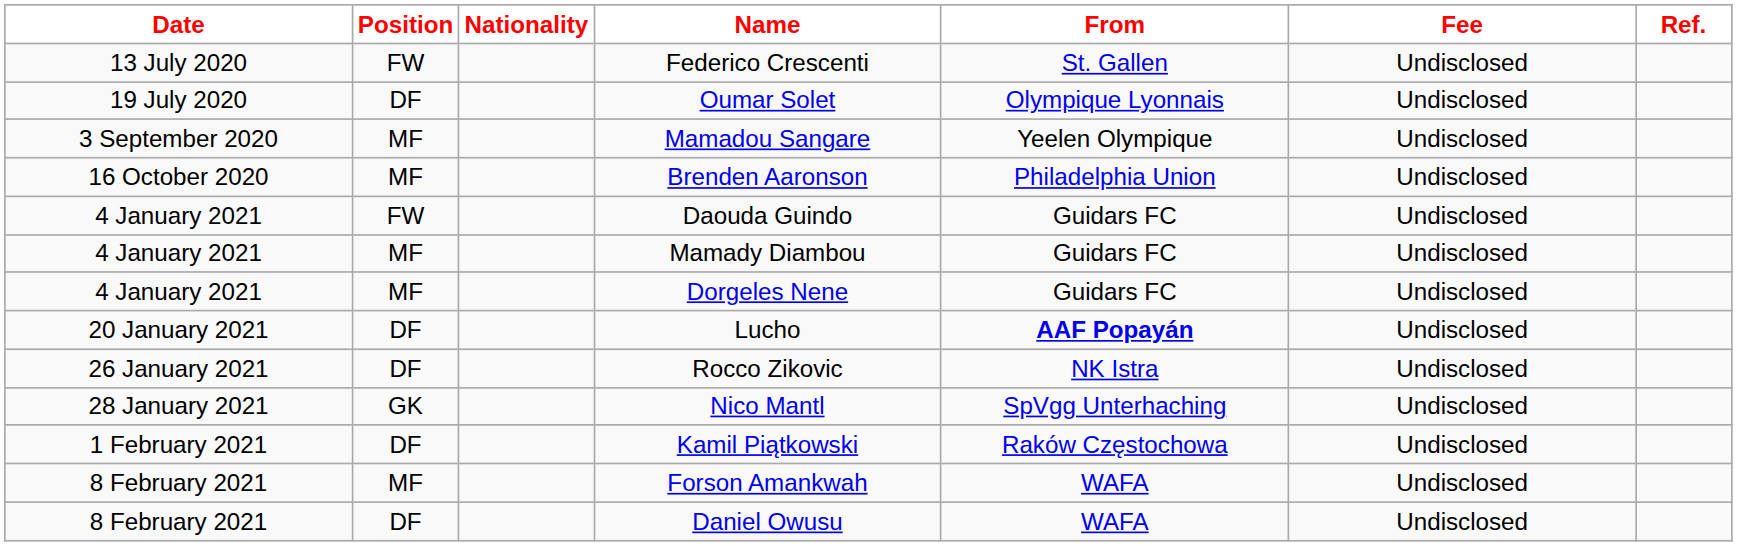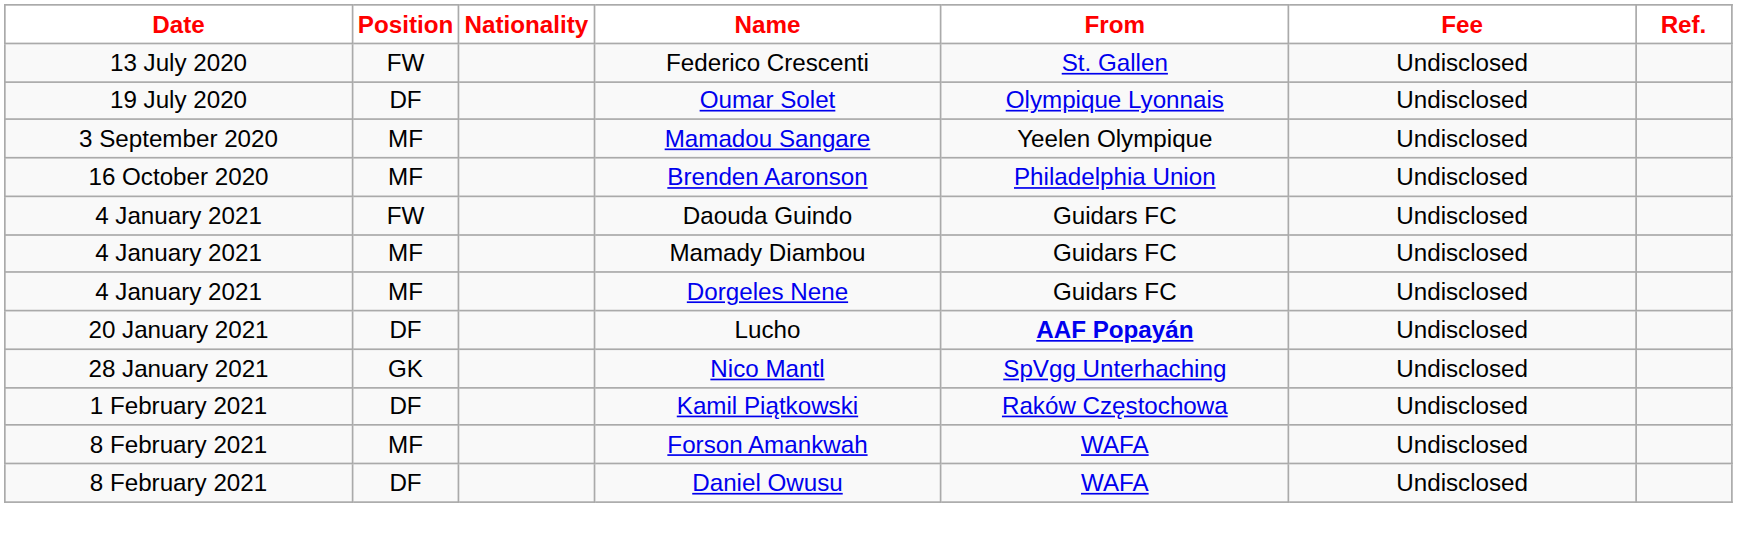- row: (767, 368)
